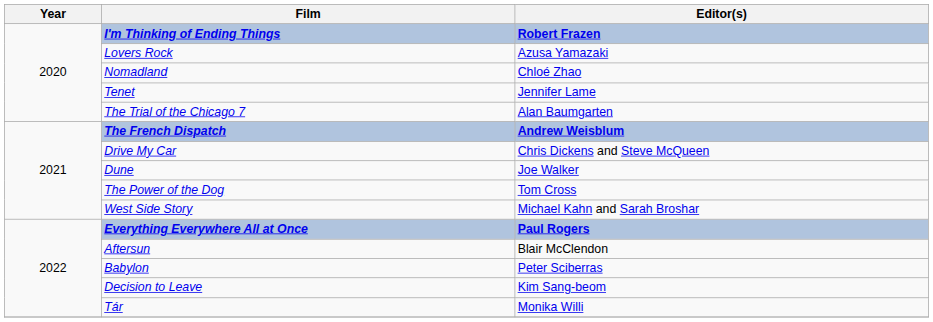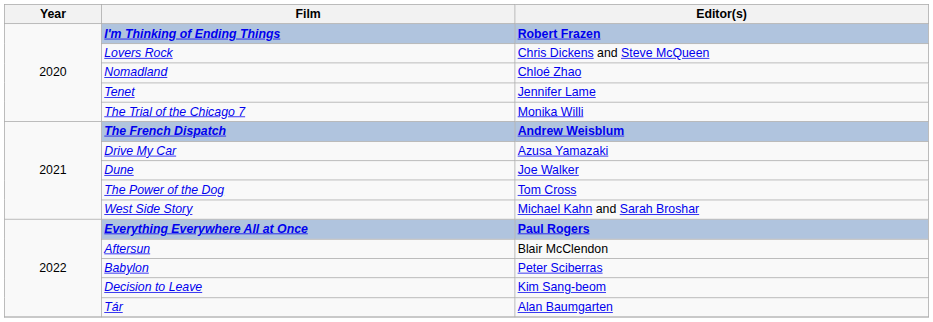(563, 53) Azusa Yamazaki -> (614, 53) Chris Dickens and Steve McQueen
(565, 111) Alan Baumgarten -> (551, 111) Monika Willi
(614, 151) Chris Dickens and Steve McQueen -> (563, 151) Azusa Yamazaki
(551, 307) Monika Willi -> (565, 307) Alan Baumgarten
